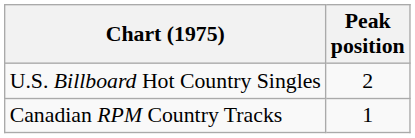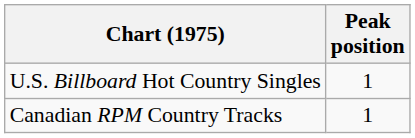(368, 80) 2 -> (368, 80) 1
